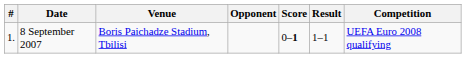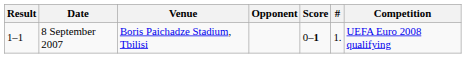columns swapped: (11, 13) <-> (327, 13)
